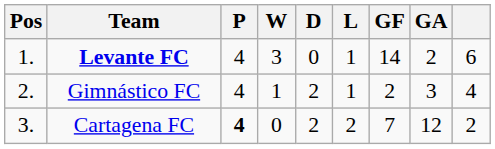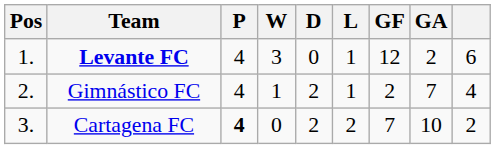(390, 56) 14 -> (390, 56) 12
(431, 90) 3 -> (431, 90) 7
(431, 125) 12 -> (431, 125) 10
